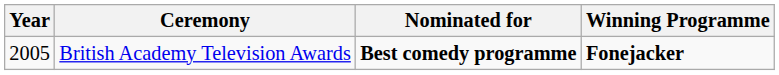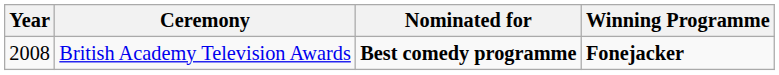(30, 52) 2005 -> (30, 52) 2008
